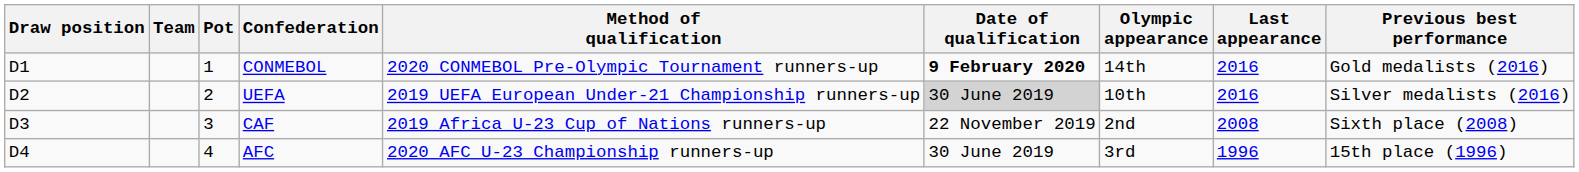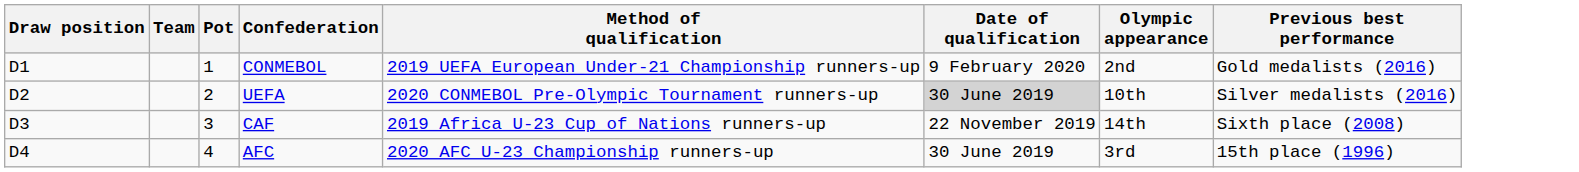- column: (1269, 29)
(633, 67) 2020 CONMEBOL Pre-Olympic Tournament runners-up -> (654, 67) 2019 UEFA European Under-21 Championship runners-up
(1007, 67) bold -> (1007, 67) normal
(1125, 67) 14th -> (1120, 67) 2nd
(654, 96) 2019 UEFA European Under-21 Championship runners-up -> (633, 96) 2020 CONMEBOL Pre-Olympic Tournament runners-up
(1120, 124) 2nd -> (1125, 124) 14th
